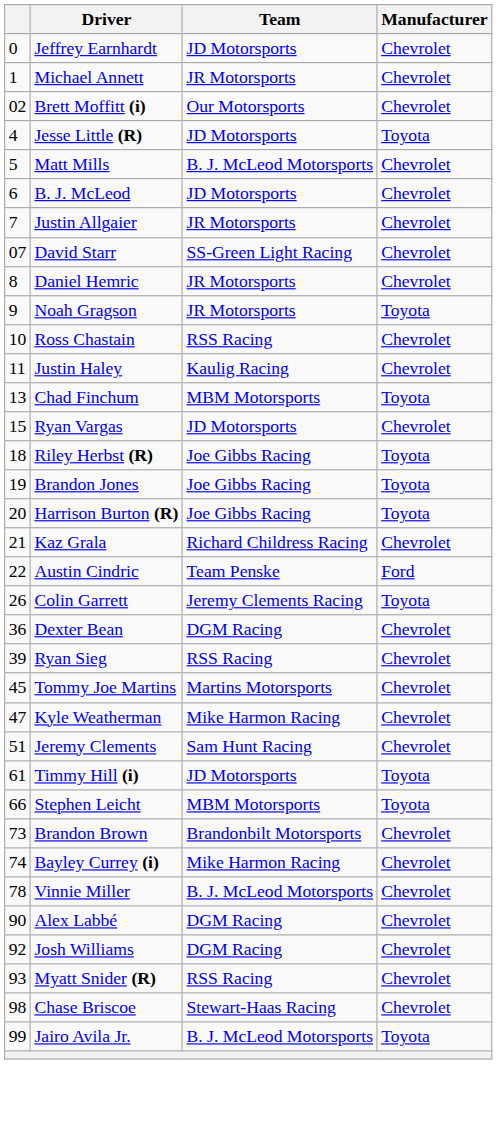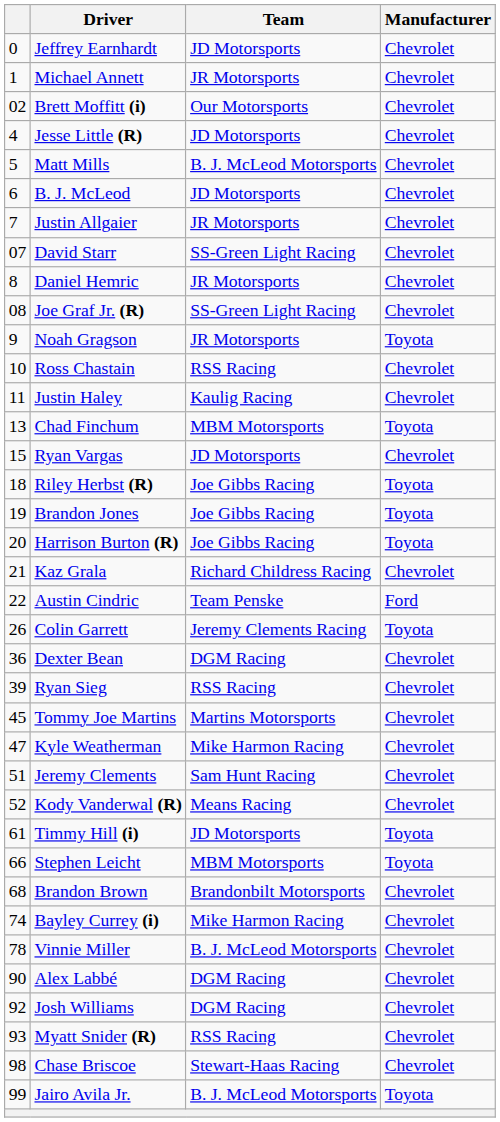(406, 135) Toyota -> (420, 135) Chevrolet
+ row: (89, 309)
+ row: (108, 804)
(17, 833) 73 -> (17, 891) 68
